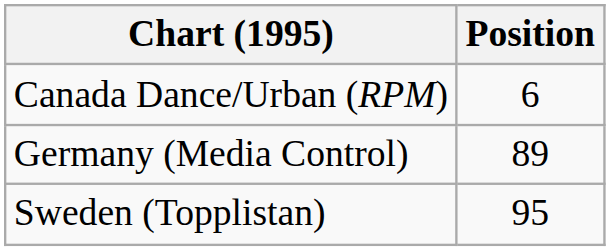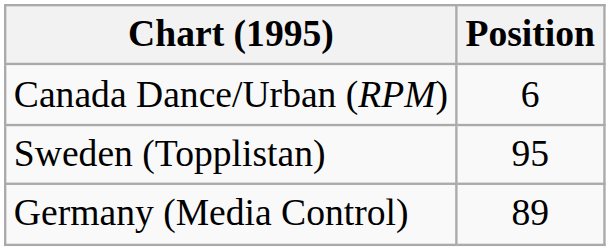rows swapped: (211, 153) <-> (170, 213)
